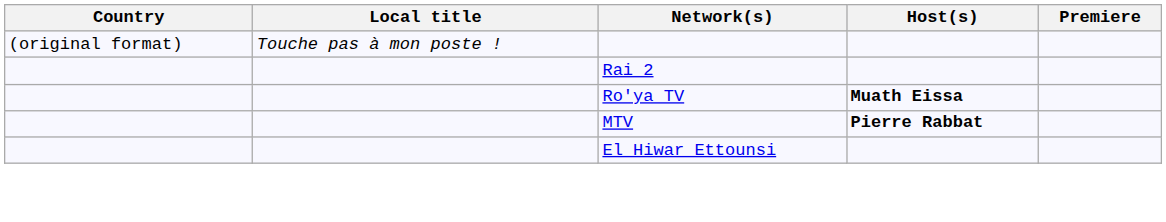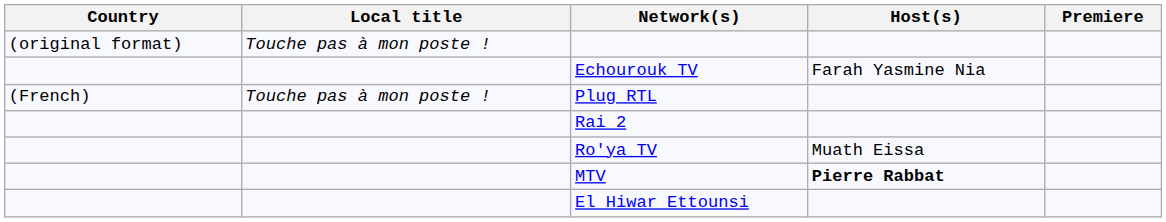+ row: (636, 70)
+ row: (616, 97)
(907, 97) bold -> (868, 149) normal
